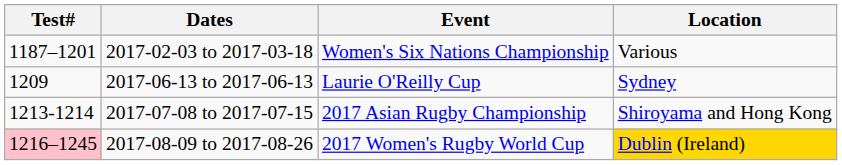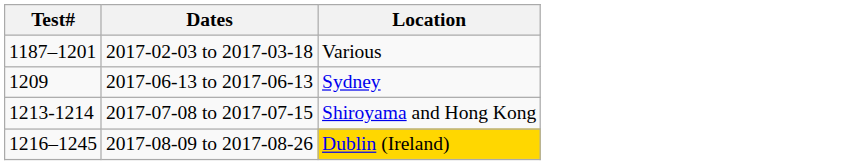- column: (465, 19)
(53, 143) pink background -> (53, 143) no background
